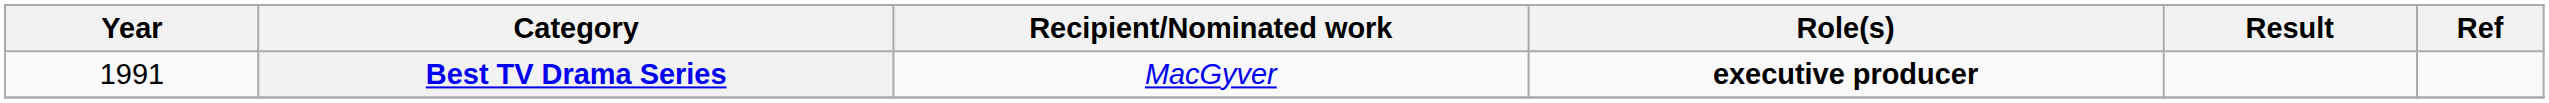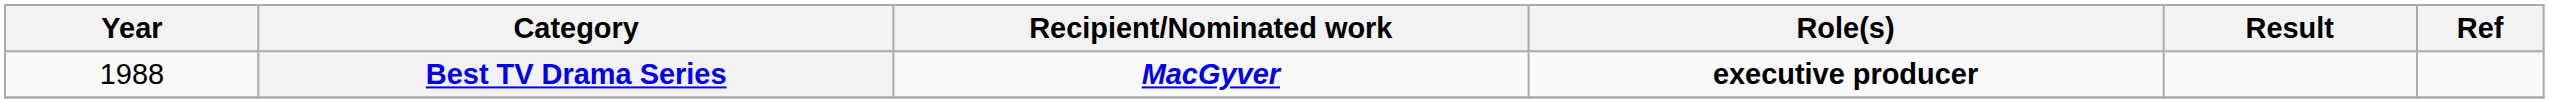(132, 74) 1991 -> (132, 74) 1988
(1211, 74) normal -> (1211, 74) bold
